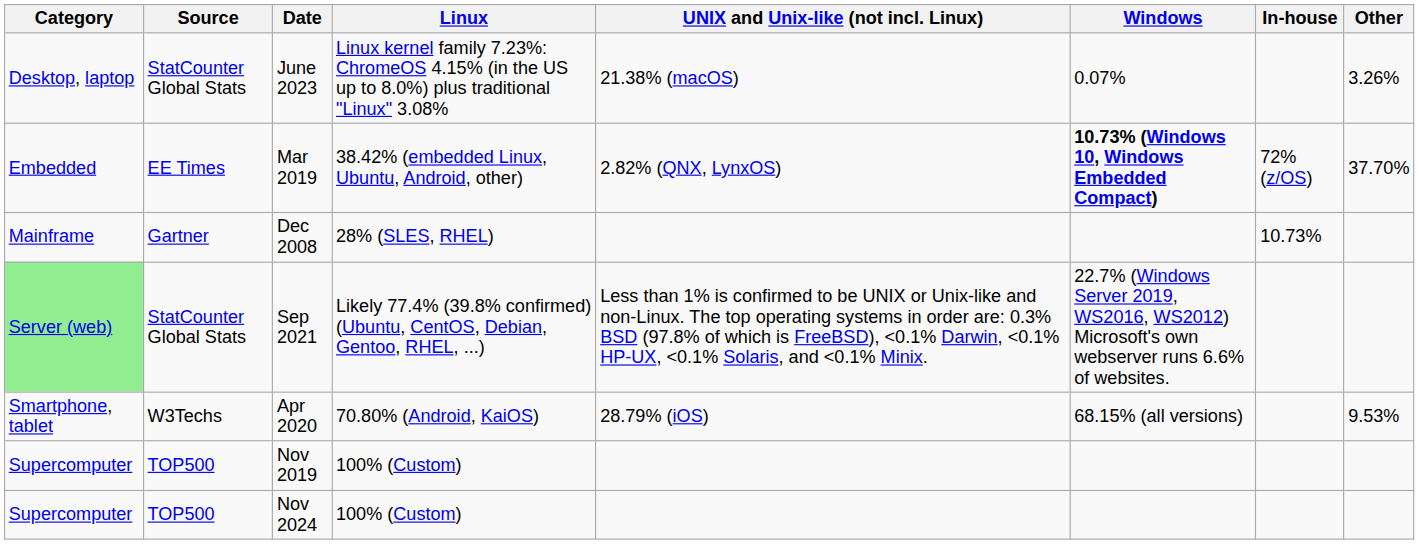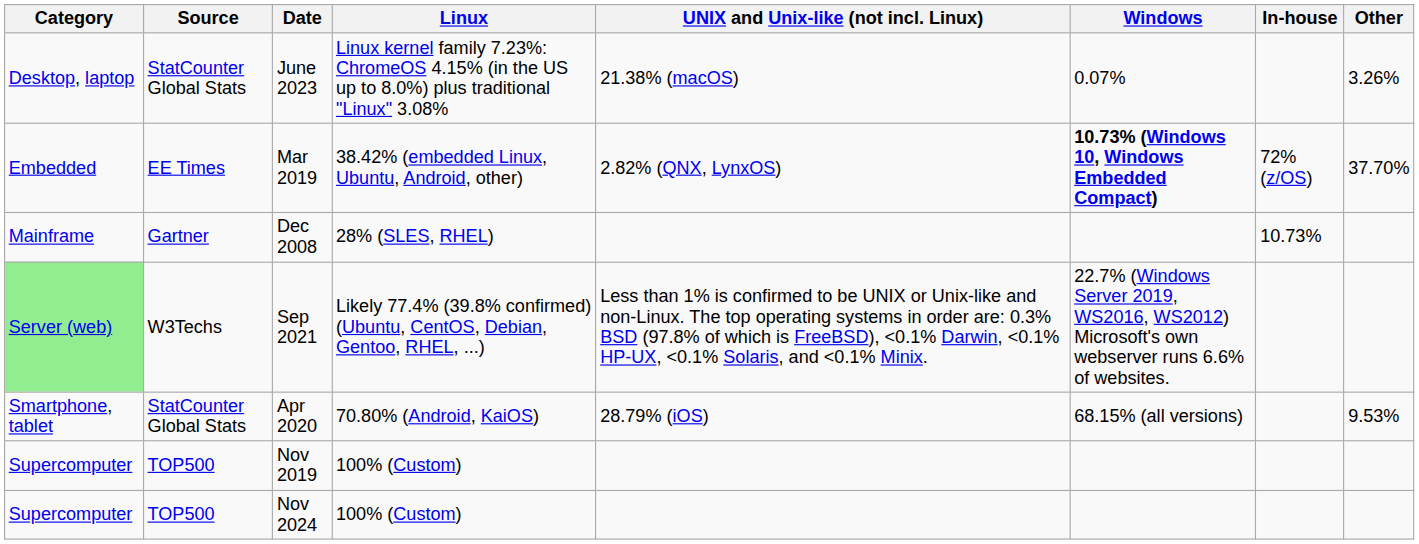(197, 326) StatCounter Global Stats -> (185, 326) W3Techs
(185, 416) W3Techs -> (197, 416) StatCounter Global Stats
